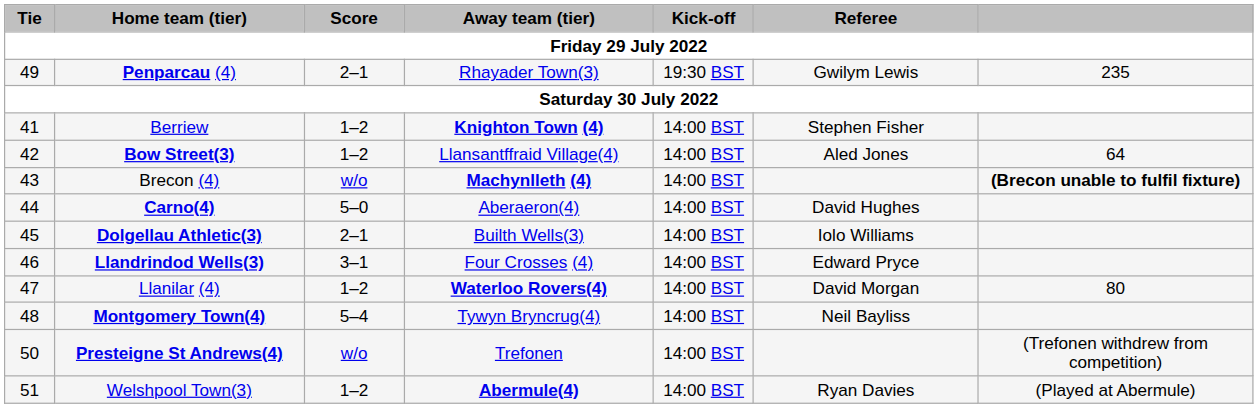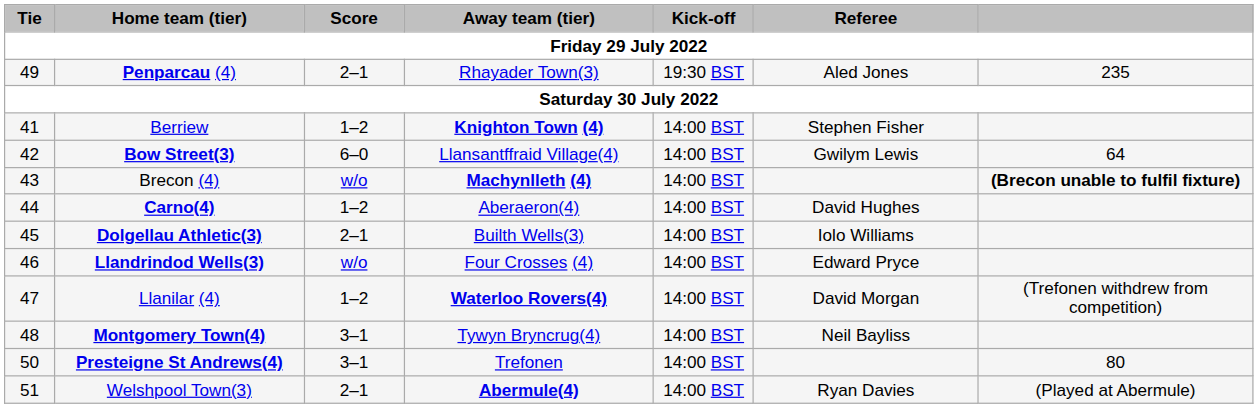(866, 73) Gwilym Lewis -> (866, 73) Aled Jones
(354, 154) 1–2 -> (354, 154) 6–0
(866, 154) Aled Jones -> (866, 154) Gwilym Lewis
(354, 208) 5–0 -> (354, 208) 1–2
(354, 262) 3–1 -> (354, 262) w/o
(1116, 289) 80 -> (1116, 299) (Trefonen withdrew from competition)
(354, 316) 5–4 -> (354, 335) 3–1
(354, 353) w/o -> (354, 362) 3–1
(1116, 353) (Trefonen withdrew from competition) -> (1116, 362) 80
(354, 390) 1–2 -> (354, 390) 2–1
